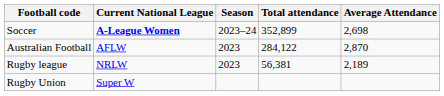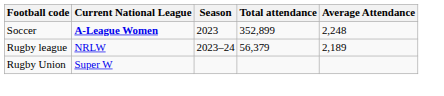(237, 30) 2023–24 -> (207, 30) 2023
(356, 30) 2,698 -> (334, 30) 2,248
- row: (49, 47)
(229, 64) 2023 -> (216, 47) 2023–24
(276, 64) 56,381 -> (255, 47) 56,379
